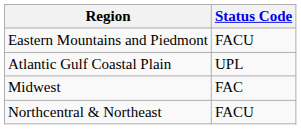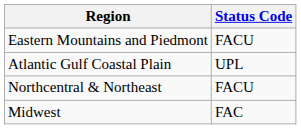rows swapped: (34, 87) <-> (85, 111)
